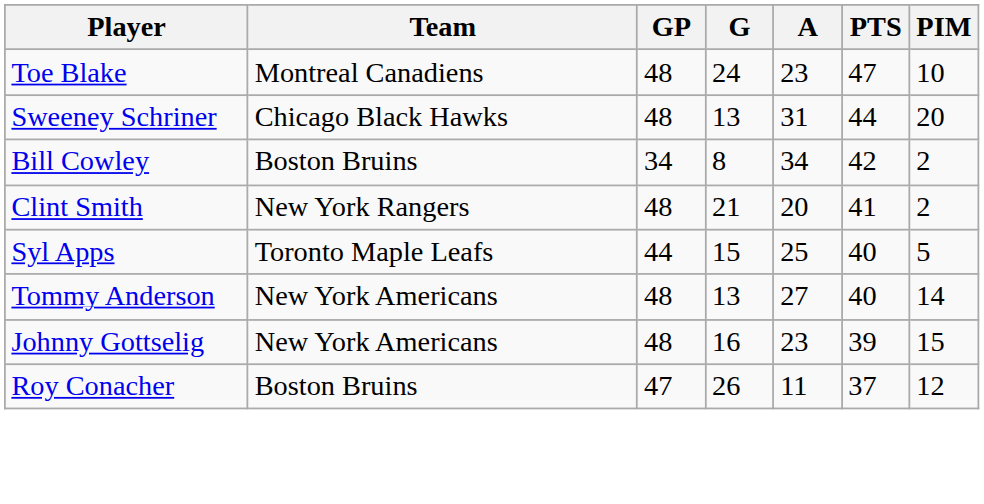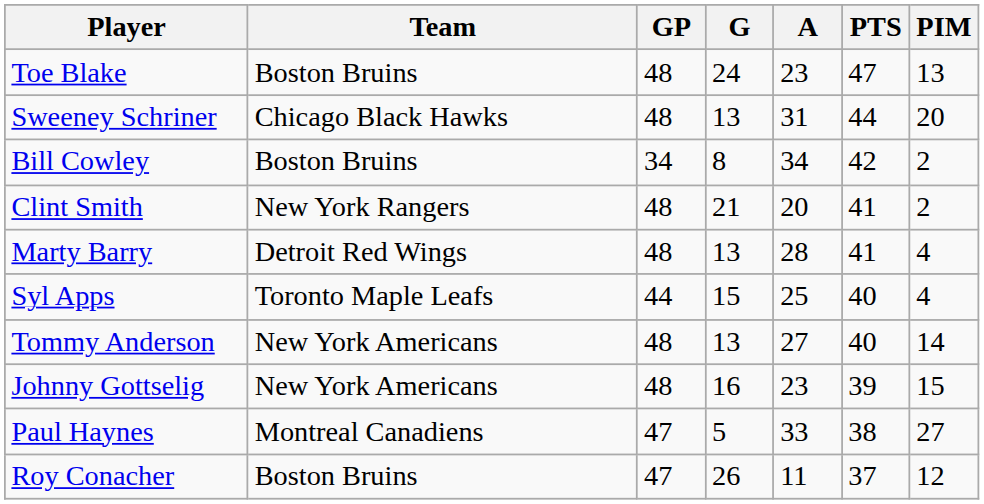(369, 71) Montreal Canadiens -> (336, 71) Boston Bruins
(930, 71) 10 -> (930, 71) 13
+ row: (82, 251)
(923, 251) 5 -> (923, 296) 4
+ row: (83, 431)
